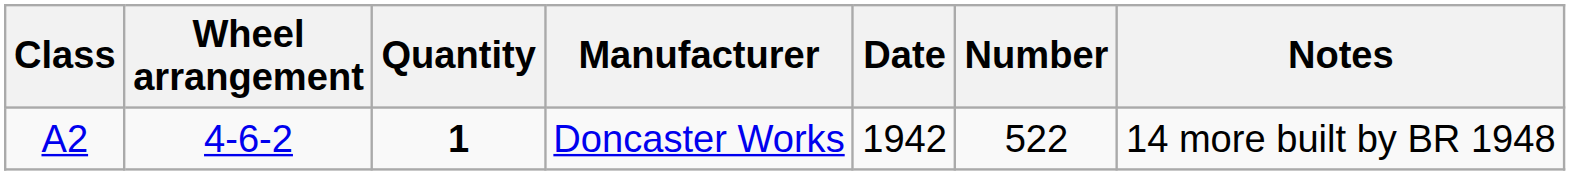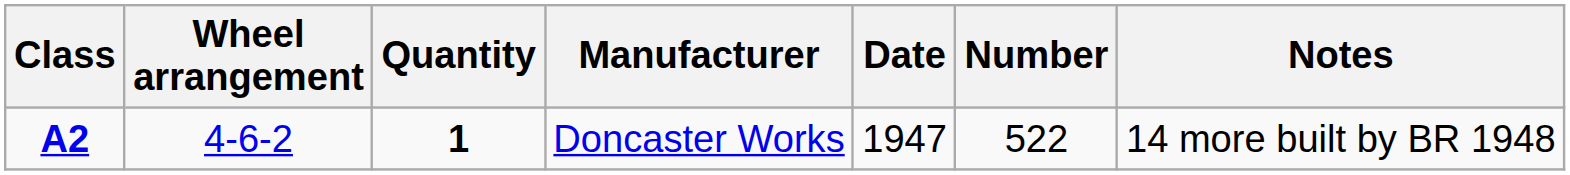(65, 137) normal -> (65, 137) bold
(905, 137) 1942 -> (905, 137) 1947
